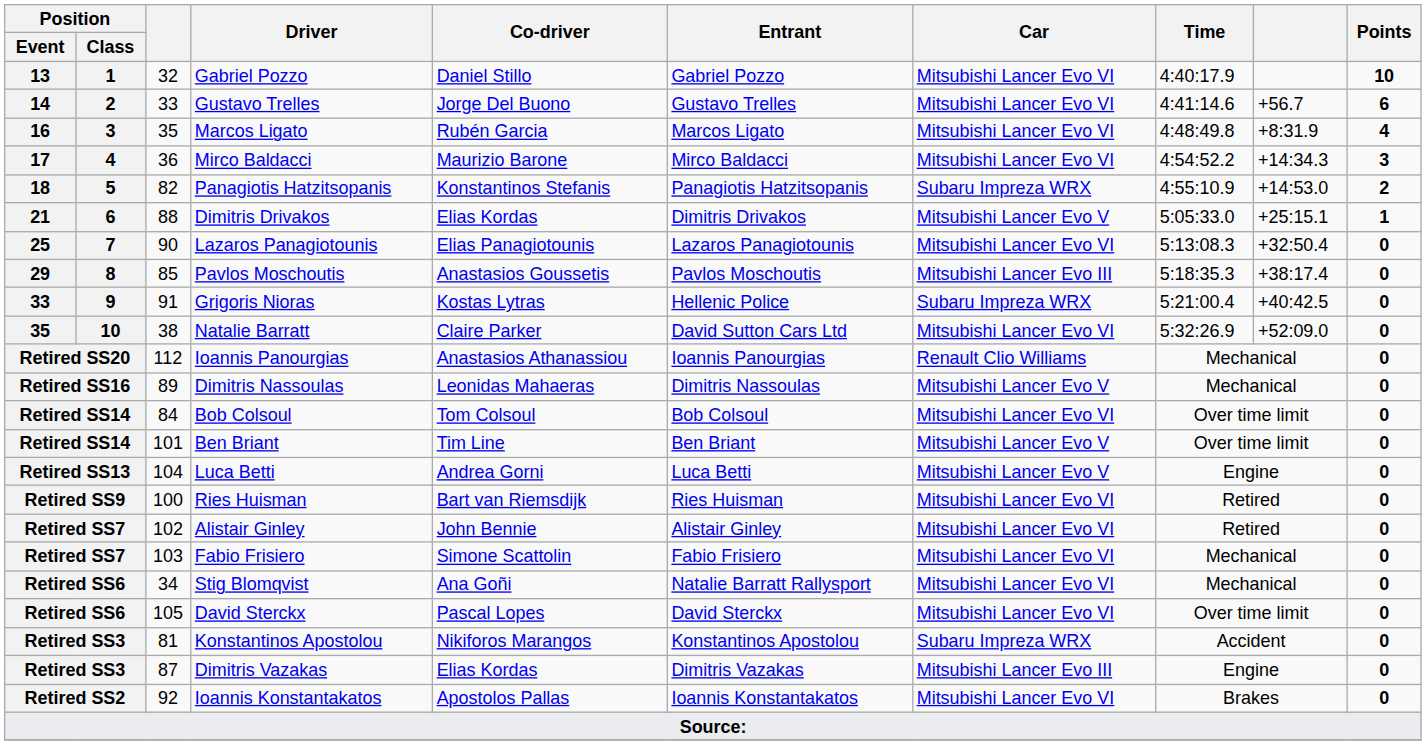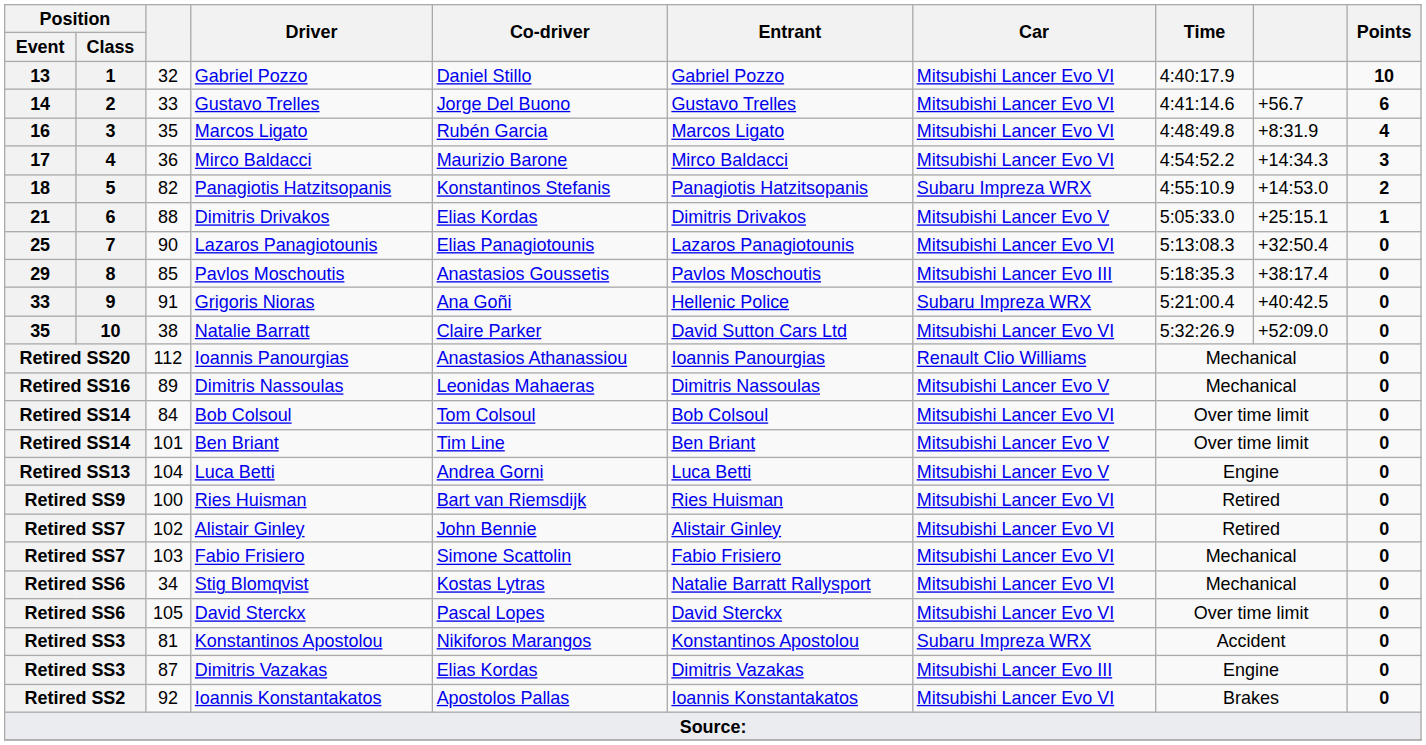(491, 301) Kostas Lytras -> (474, 301) Ana Goñi
(474, 584) Ana Goñi -> (491, 584) Kostas Lytras
